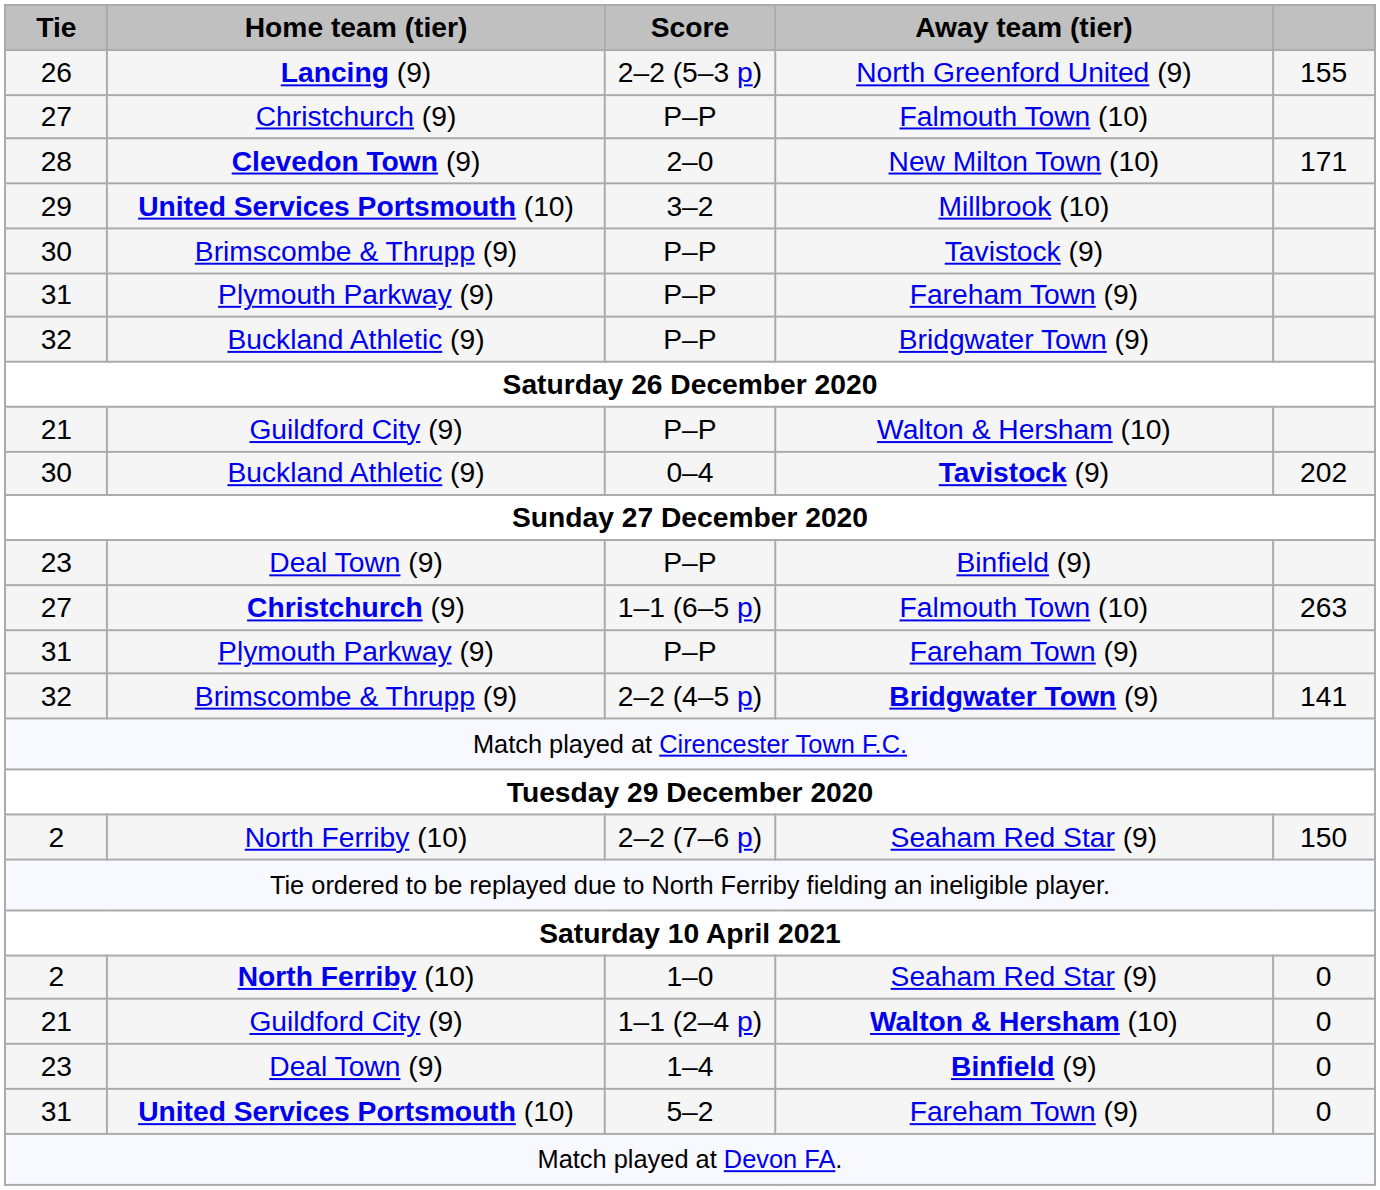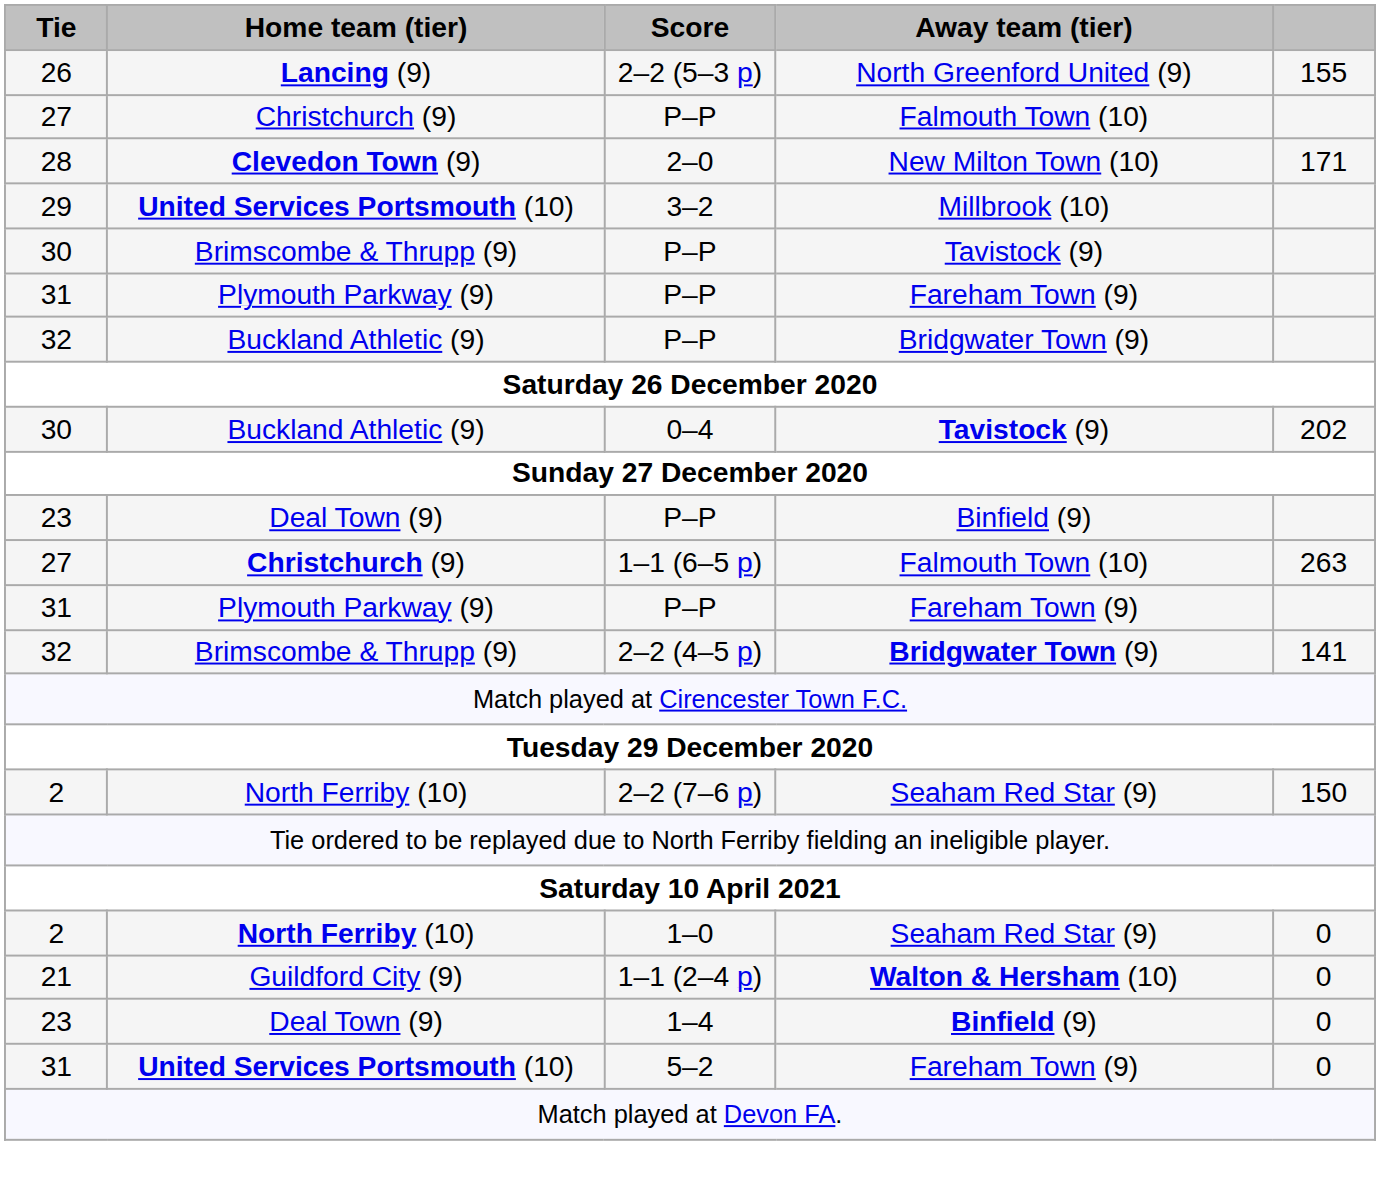- row: (56, 429)
